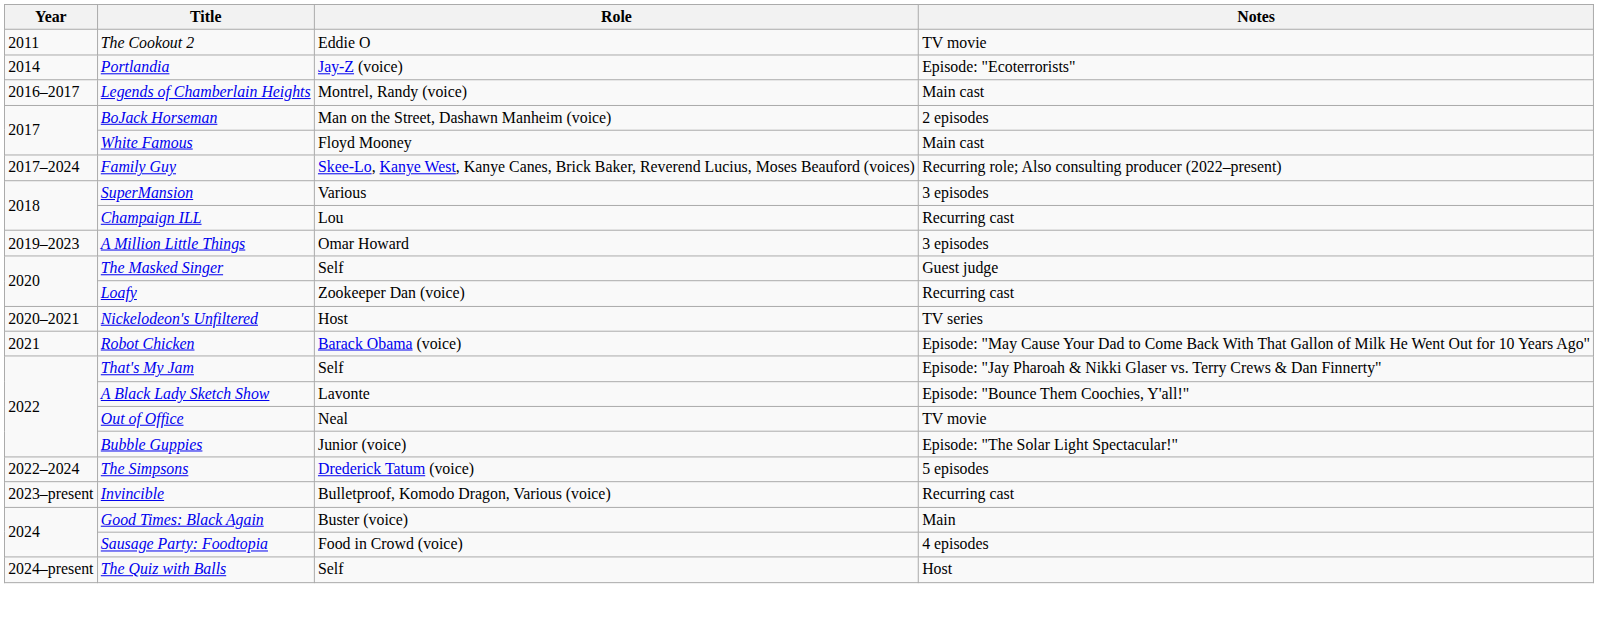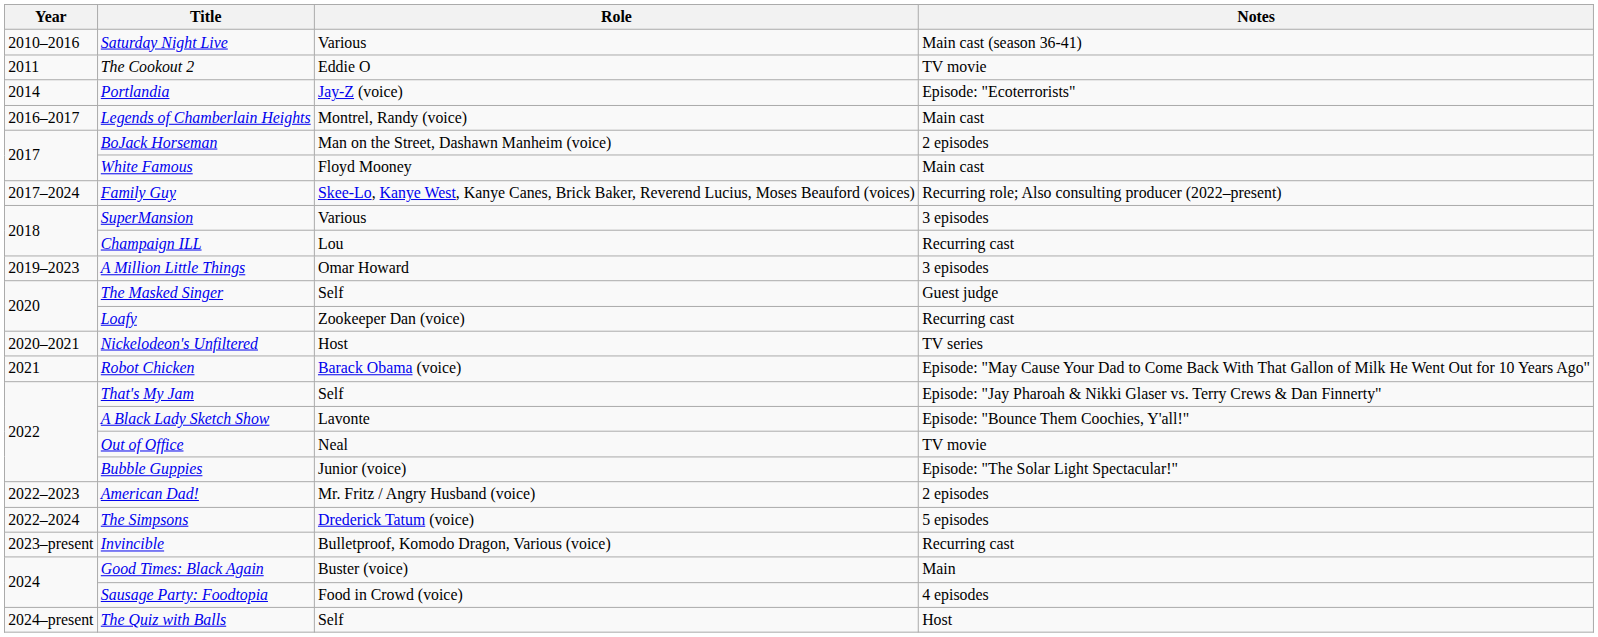+ row: (164, 42)
+ row: (150, 494)
